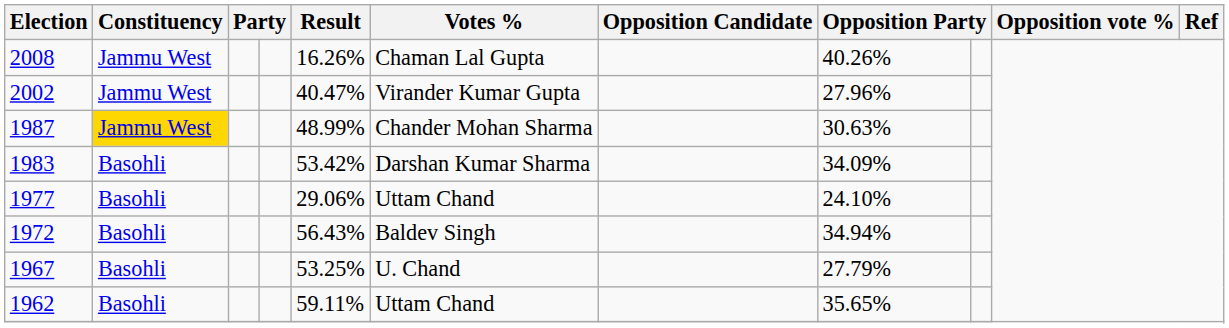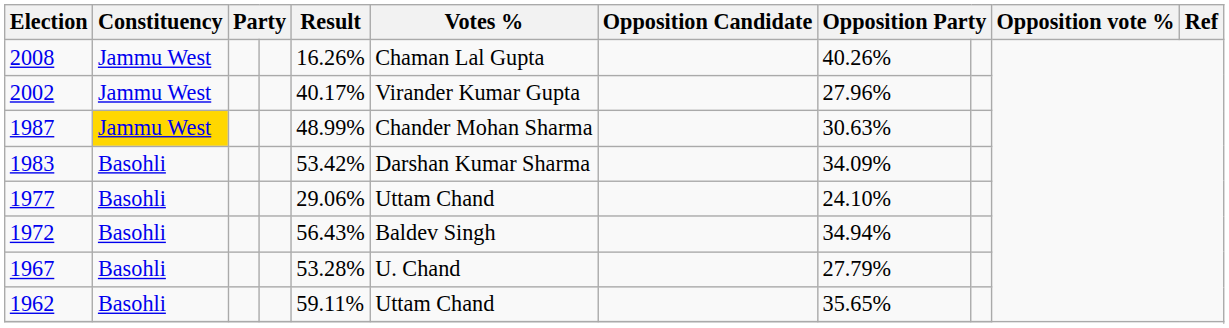(331, 92) 40.47% -> (331, 92) 40.17%
(331, 269) 53.25% -> (331, 269) 53.28%
